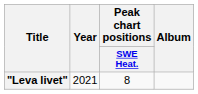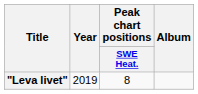(85, 80) 2021 -> (85, 80) 2019
